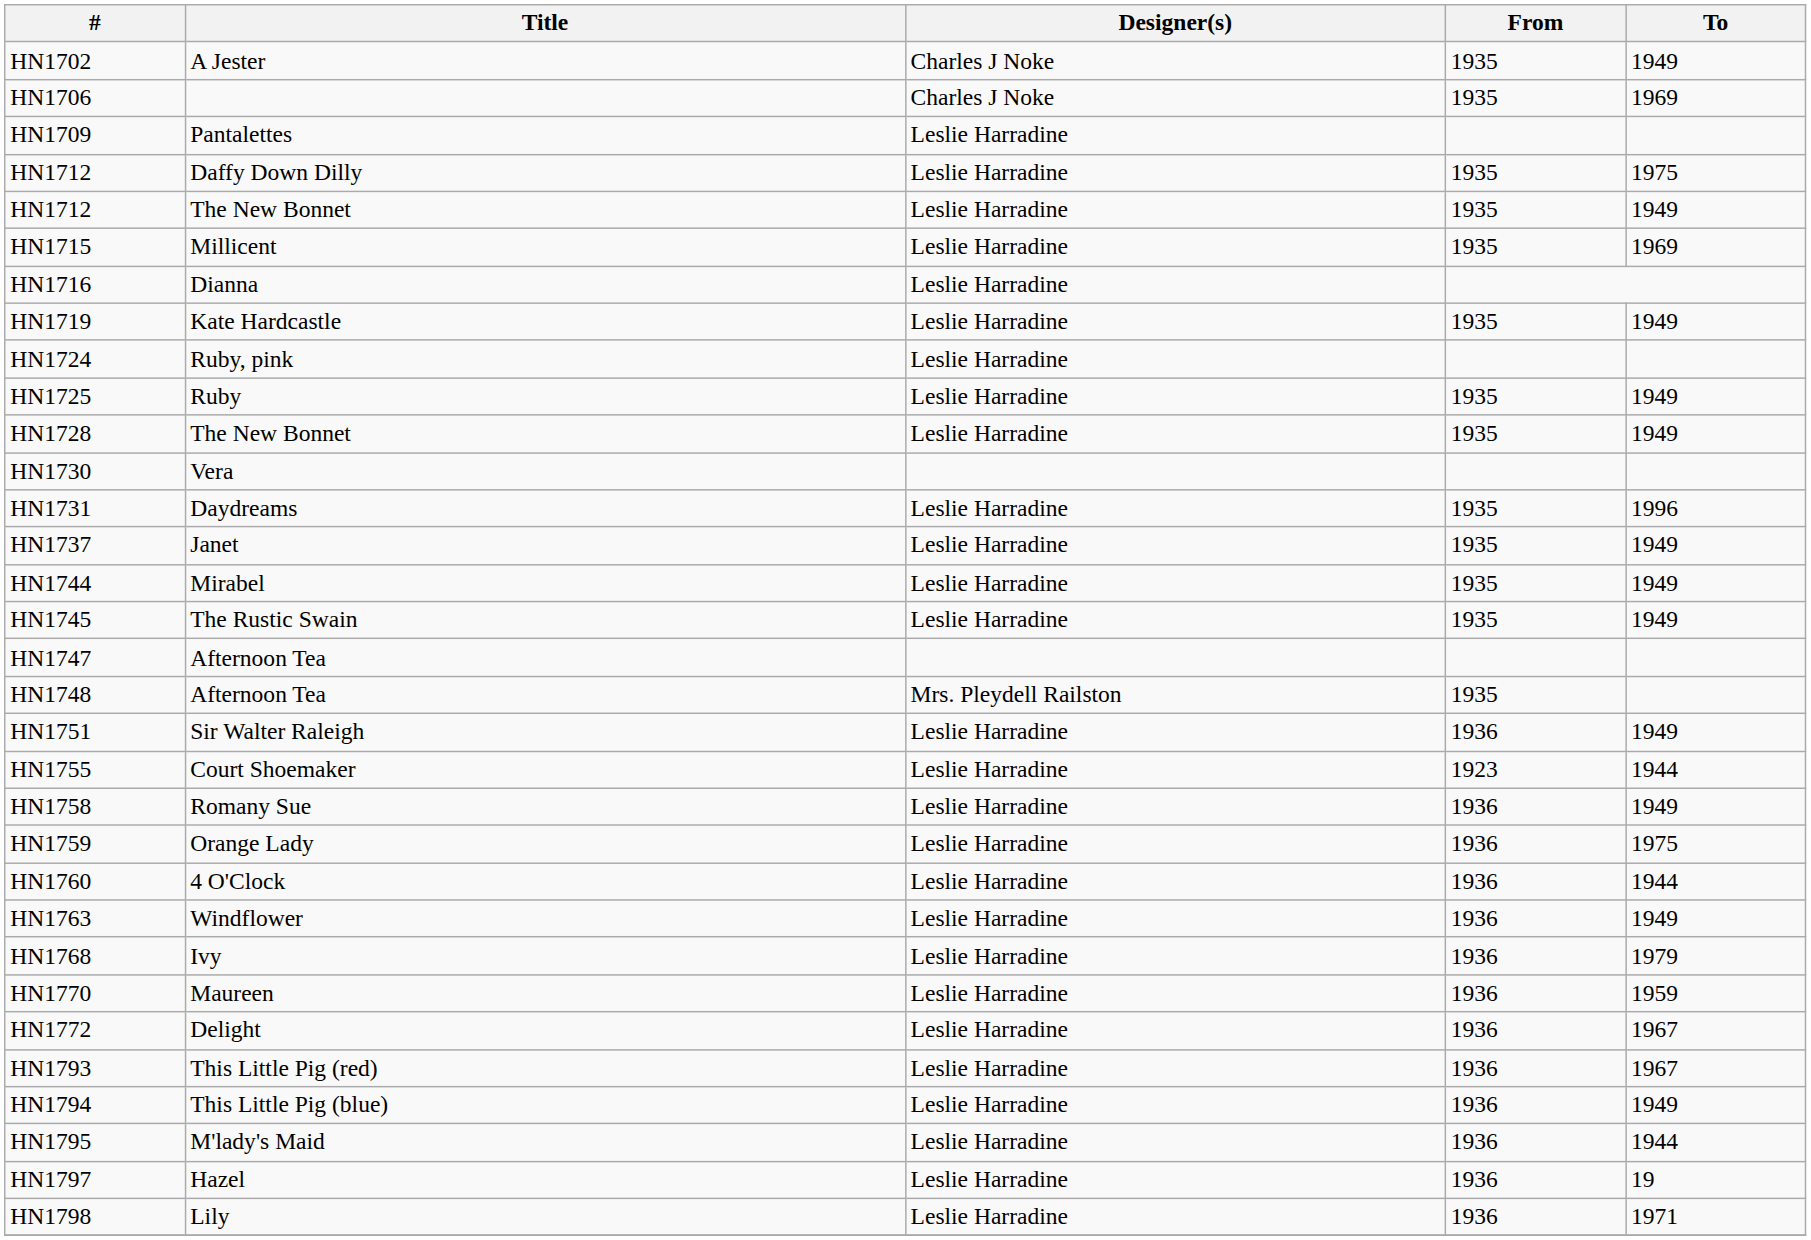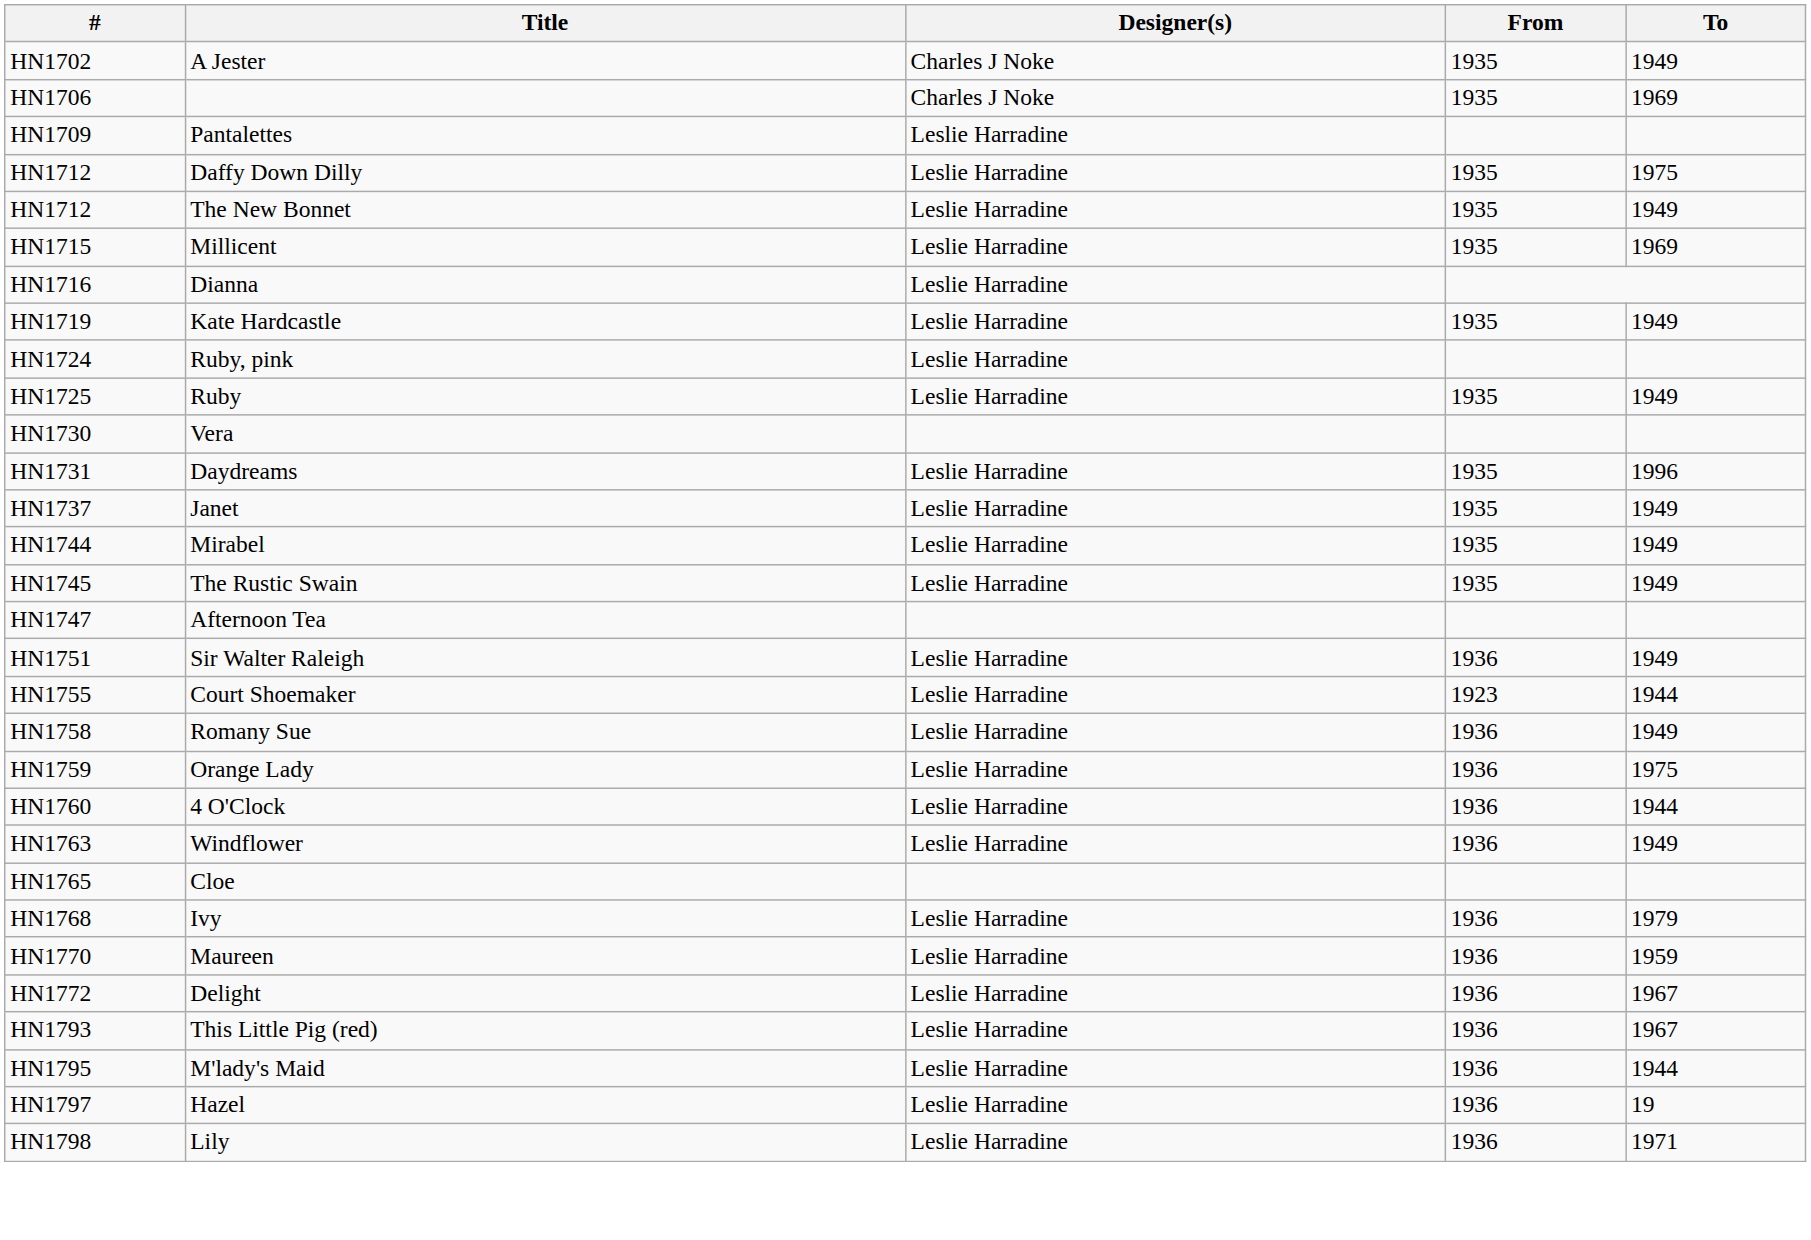- row: (51, 433)
- row: (51, 694)
+ row: (51, 881)
- row: (51, 1104)
